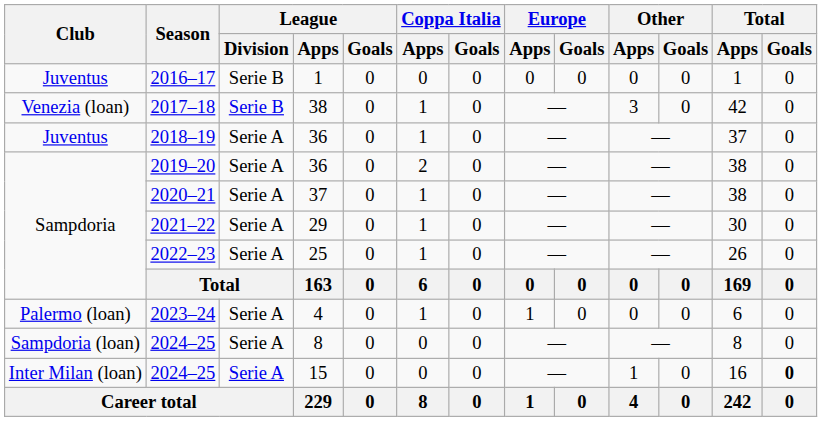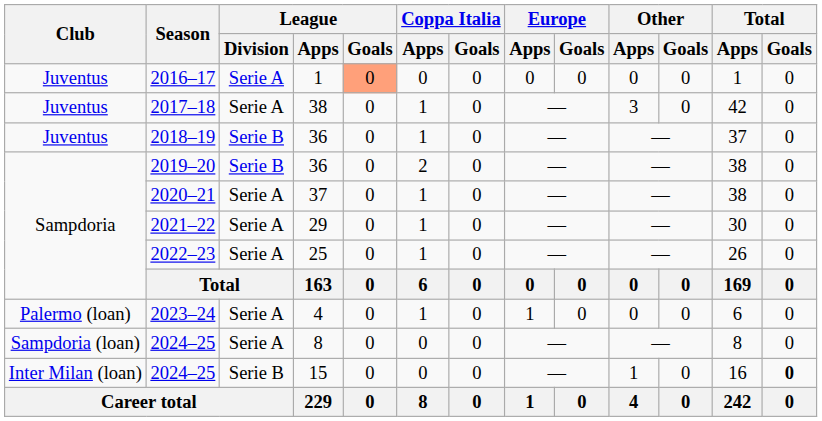(256, 78) Serie B -> (256, 78) Serie A
(370, 78) no background -> (370, 78) lightsalmon background
(75, 107) Venezia (loan) -> (75, 107) Juventus
(256, 107) Serie B -> (256, 107) Serie A
(256, 136) Serie A -> (256, 136) Serie B
(256, 166) Serie A -> (256, 166) Serie B
(256, 372) Serie A -> (256, 372) Serie B
